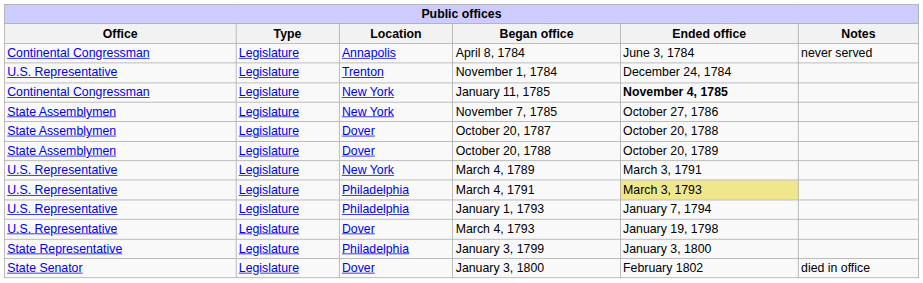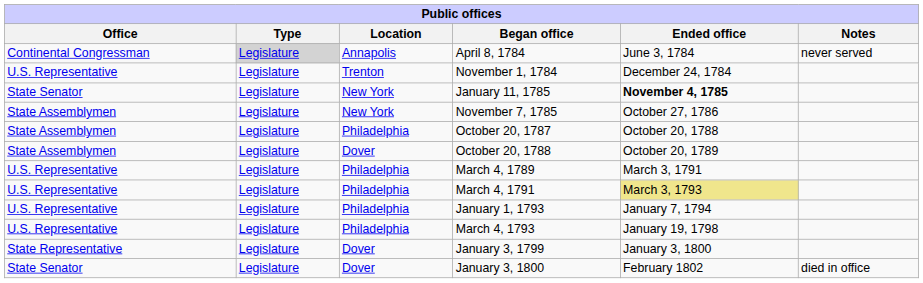(269, 53) no background -> (269, 53) lightgrey background
(78, 92) Continental Congressman -> (45, 92) State Senator
(358, 131) Dover -> (375, 131) Philadelphia
(368, 170) New York -> (375, 170) Philadelphia
(358, 229) Dover -> (375, 229) Philadelphia
(375, 248) Philadelphia -> (358, 248) Dover
